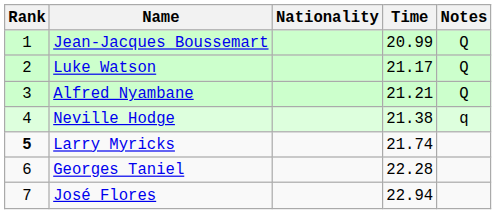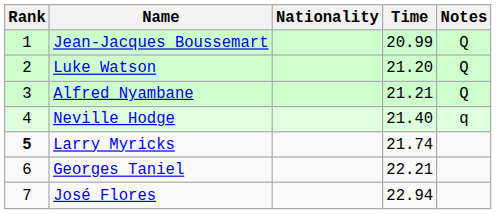(410, 68) 21.17 -> (410, 68) 21.20
(410, 119) 21.38 -> (410, 119) 21.40
(410, 170) 22.28 -> (410, 170) 22.21
